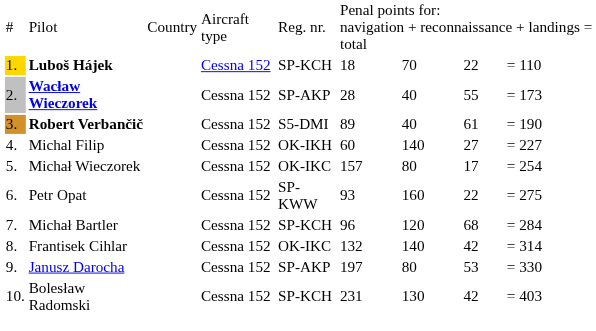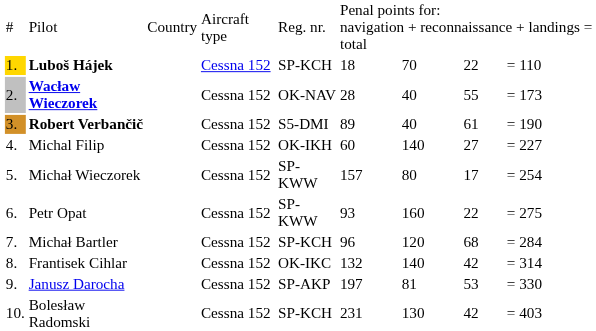(304, 94) SP-AKP -> (307, 94) OK-NAV
(305, 166) OK-IKC -> (298, 174) SP-KWW
(409, 266) 80 -> (409, 284) 81
